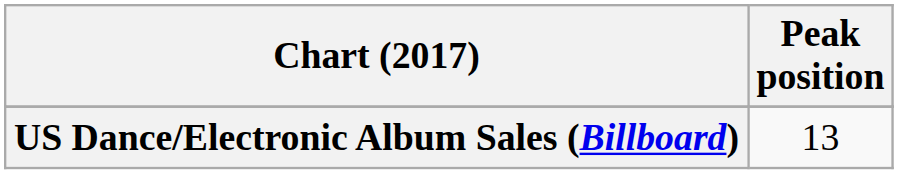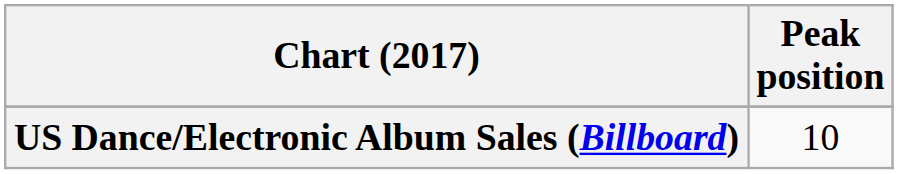(820, 136) 13 -> (820, 136) 10
